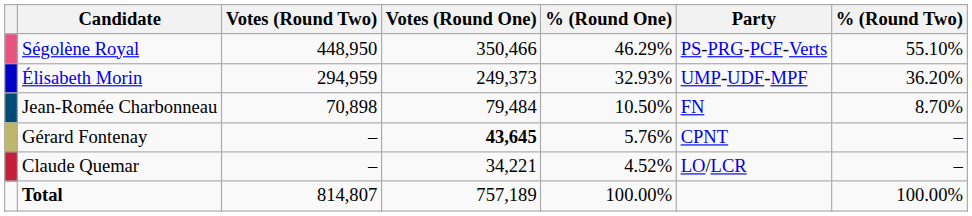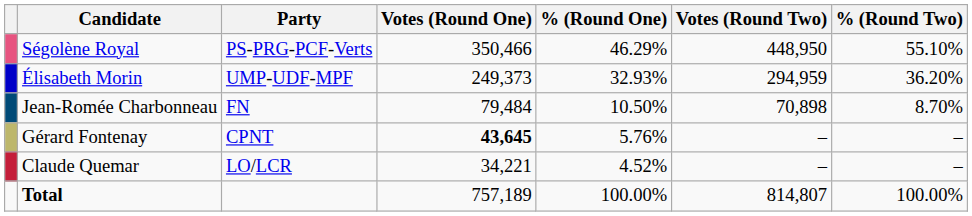columns swapped: (754, 19) <-> (302, 19)
